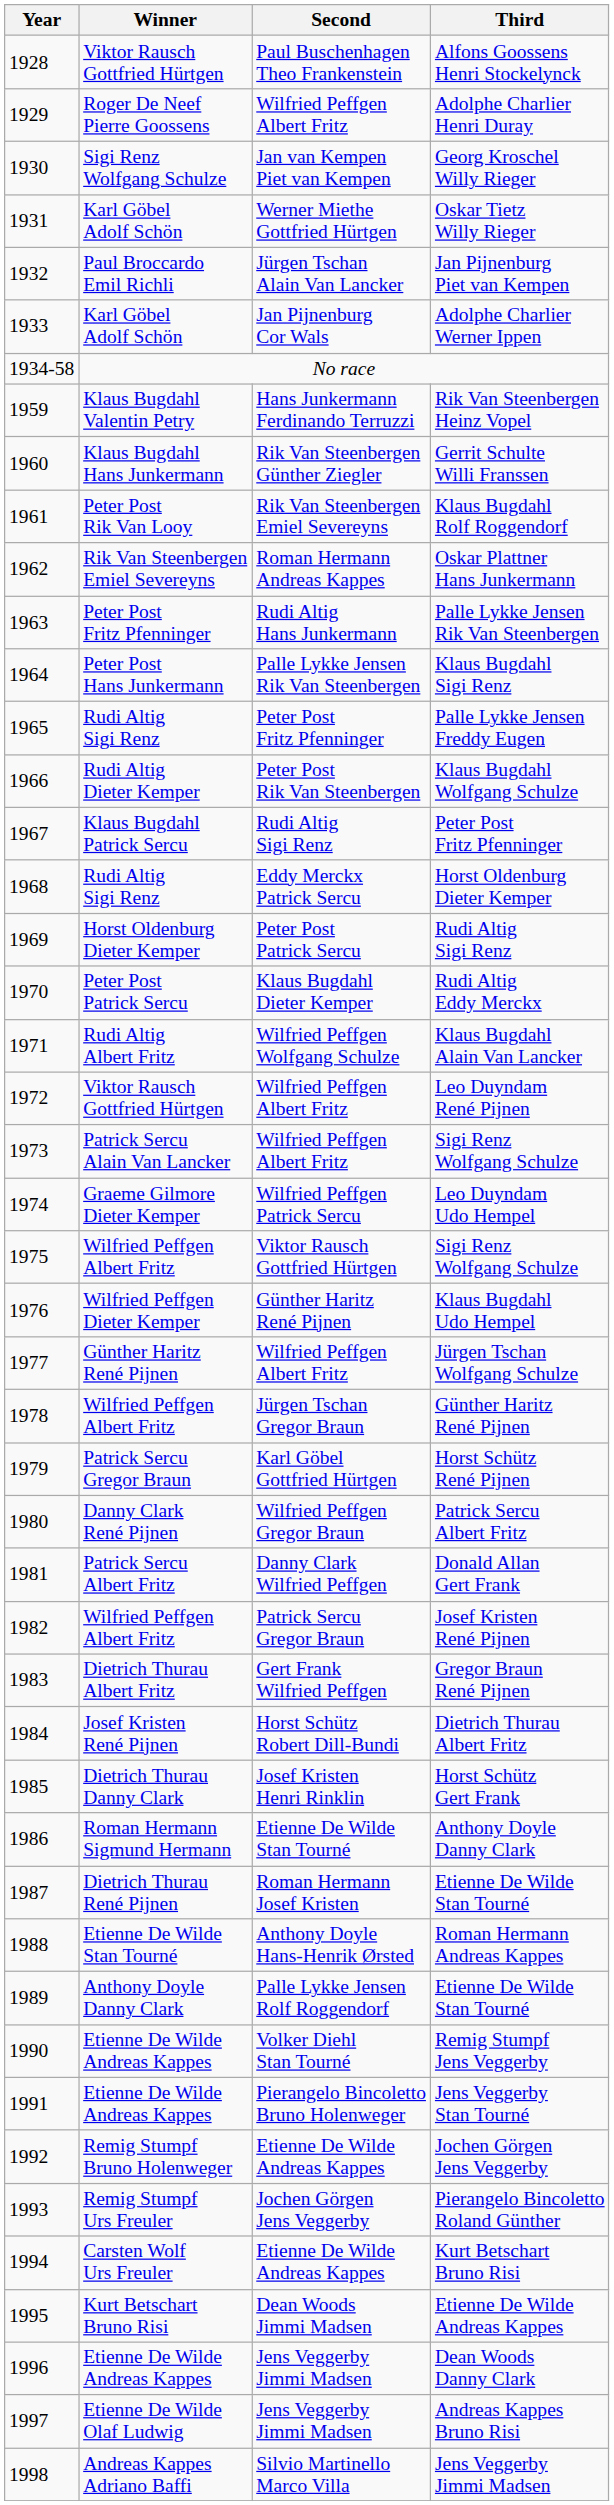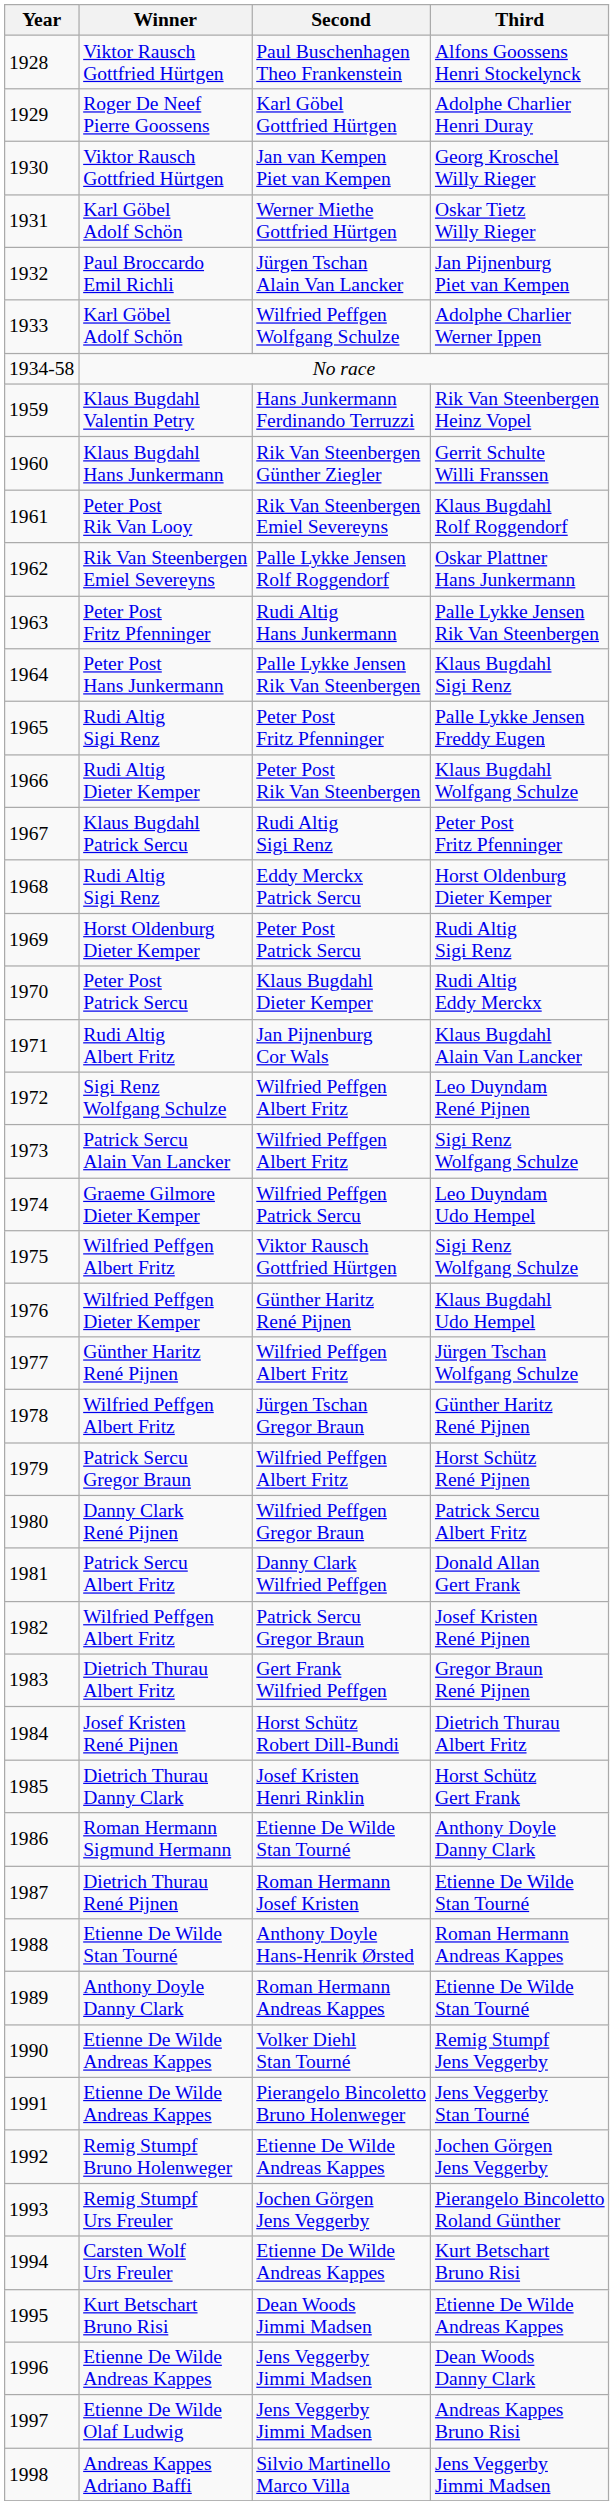(322, 114) Wilfried Peffgen Albert Fritz -> (326, 114) Karl Göbel Gottfried Hürtgen
(155, 167) Sigi Renz Wolfgang Schulze -> (153, 167) Viktor Rausch Gottfried Hürtgen
(314, 326) Jan Pijnenburg Cor Wals -> (328, 326) Wilfried Peffgen Wolfgang Schulze
(323, 569) Roman Hermann Andreas Kappes -> (331, 569) Palle Lykke Jensen Rolf Roggendorf
(328, 1045) Wilfried Peffgen Wolfgang Schulze -> (314, 1045) Jan Pijnenburg Cor Wals
(153, 1098) Viktor Rausch Gottfried Hürtgen -> (155, 1098) Sigi Renz Wolfgang Schulze
(326, 1468) Karl Göbel Gottfried Hürtgen -> (322, 1468) Wilfried Peffgen Albert Fritz
(331, 1997) Palle Lykke Jensen Rolf Roggendorf -> (323, 1997) Roman Hermann Andreas Kappes
